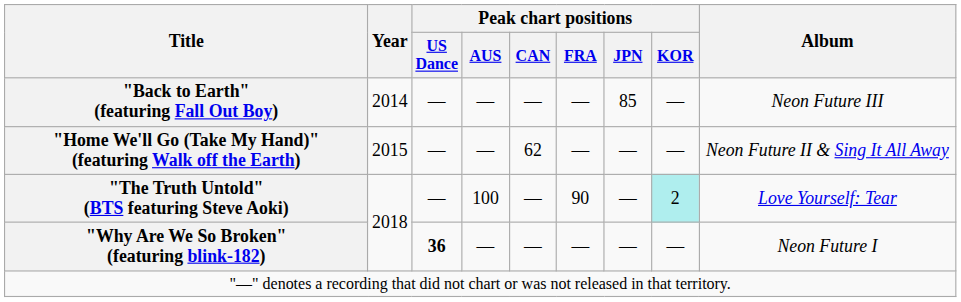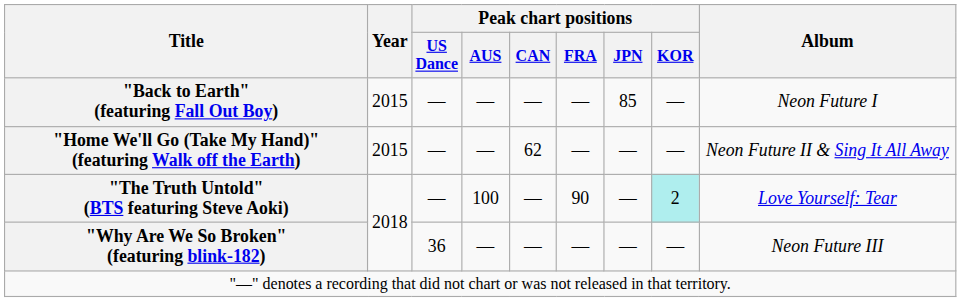(390, 101) 2014 -> (390, 101) 2015
(827, 101) Neon Future III -> (827, 101) Neon Future I
(437, 246) bold -> (437, 246) normal
(827, 246) Neon Future I -> (827, 246) Neon Future III
